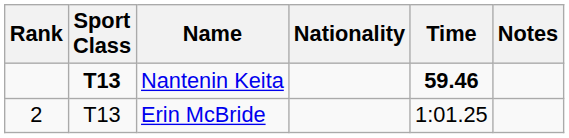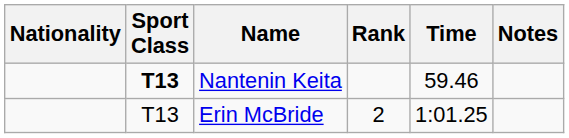columns swapped: (36, 33) <-> (349, 33)
(451, 80) bold -> (451, 80) normal
